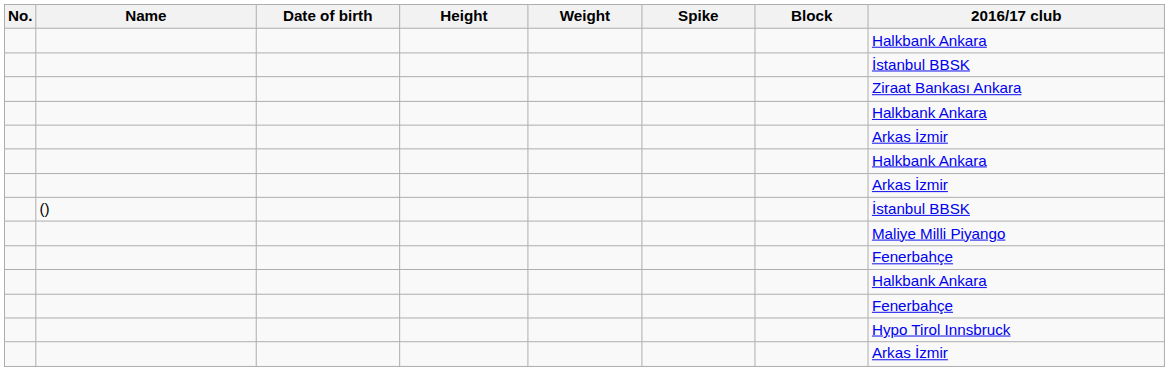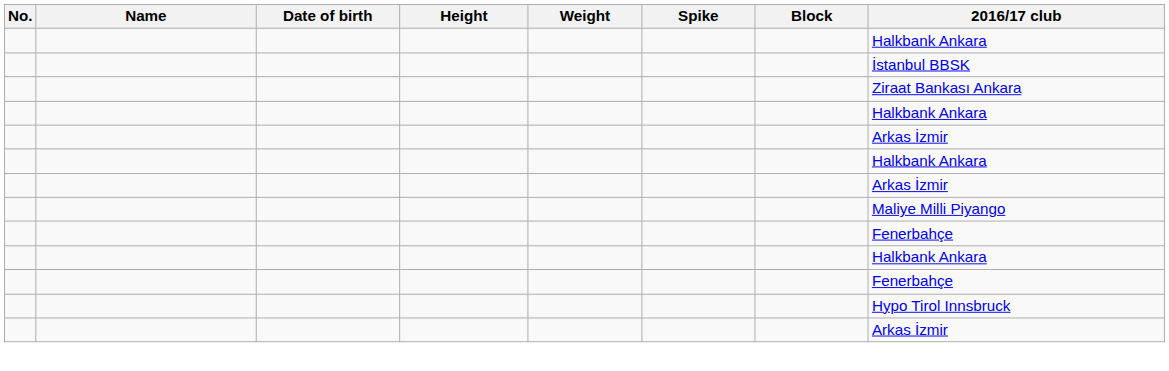- row: (20, 209)
